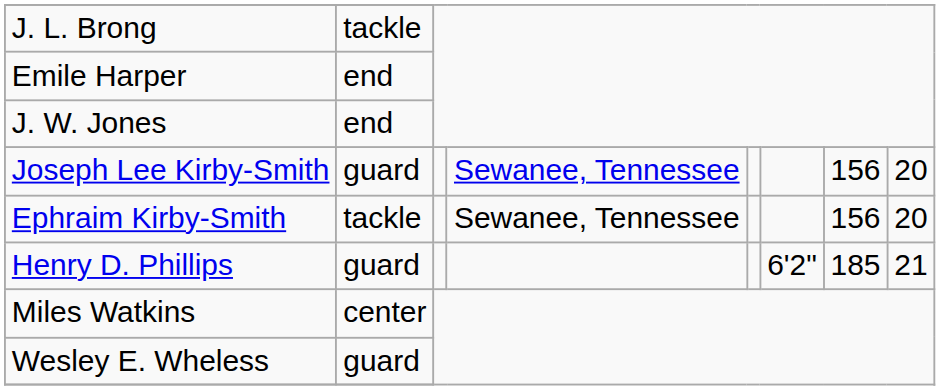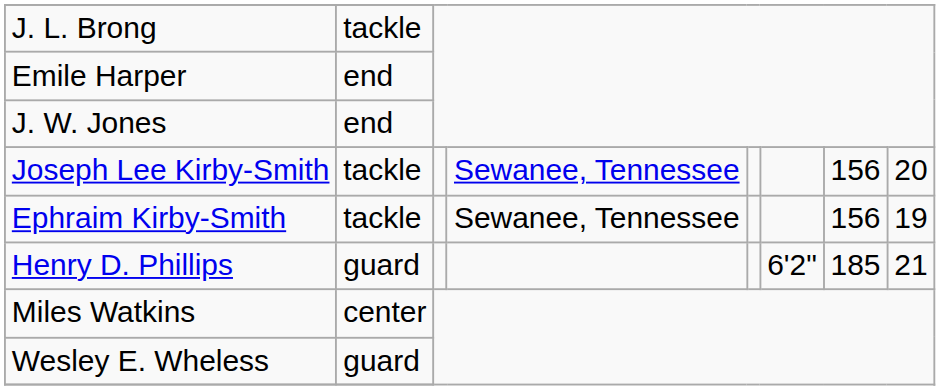(382, 170) guard -> (382, 170) tackle
(911, 218) 20 -> (911, 218) 19
